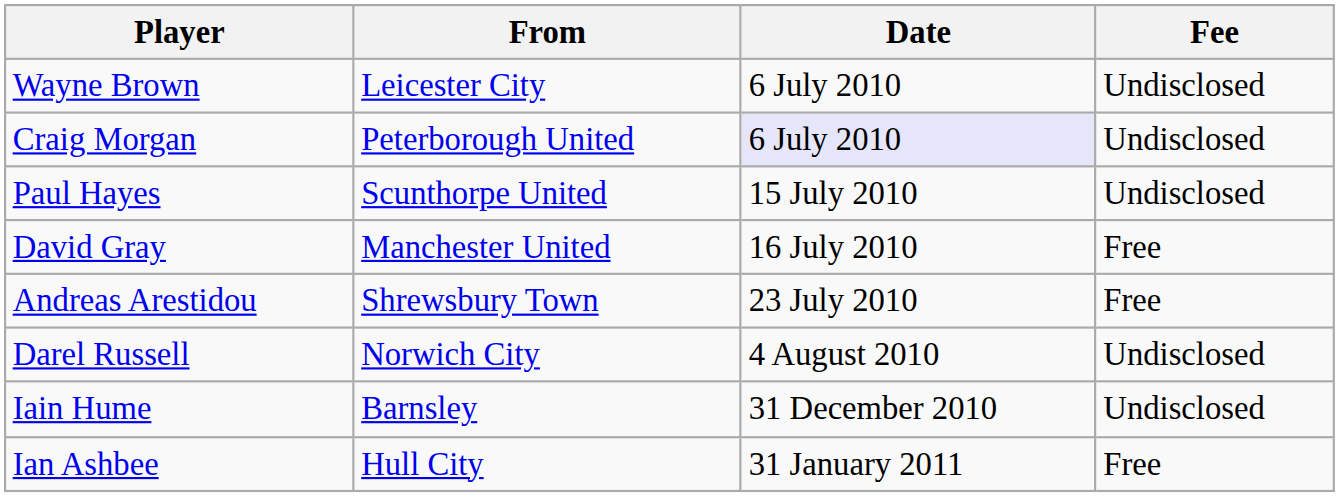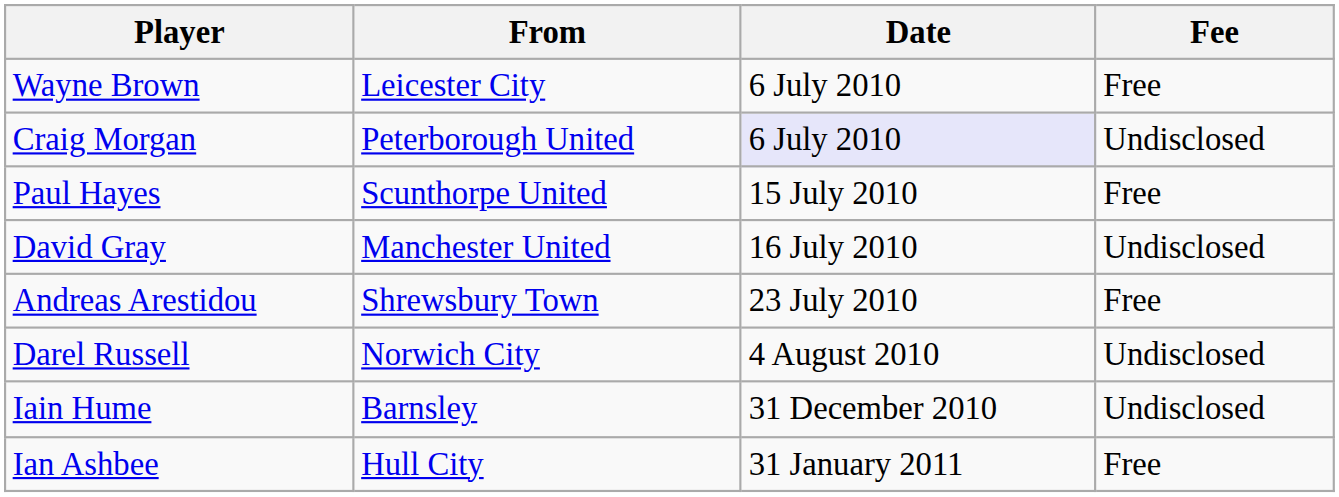(1184, 85) Undisclosed -> (1132, 85) Free
(1184, 193) Undisclosed -> (1132, 193) Free
(1132, 247) Free -> (1184, 247) Undisclosed
